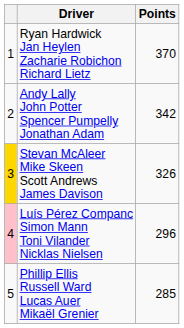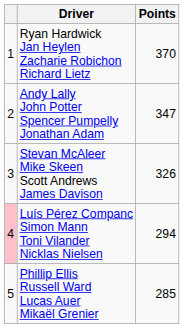(166, 114) 342 -> (166, 114) 347
(11, 174) gold background -> (11, 174) no background
(166, 234) 296 -> (166, 234) 294
